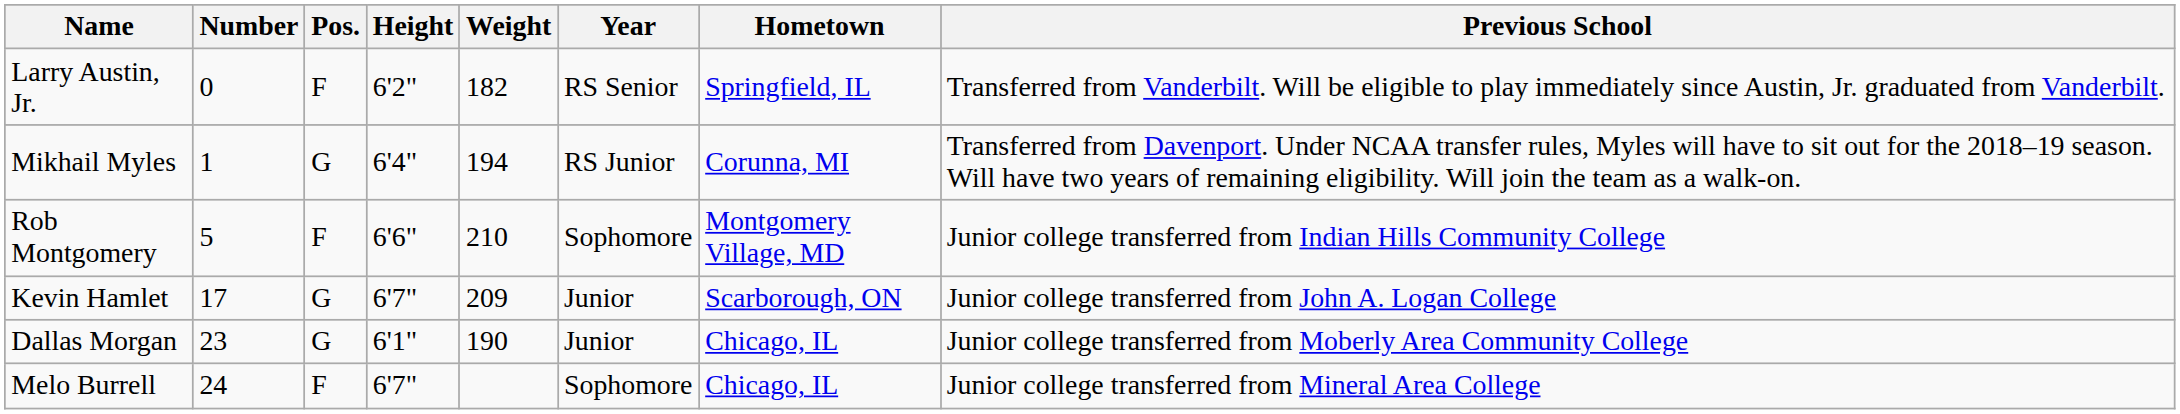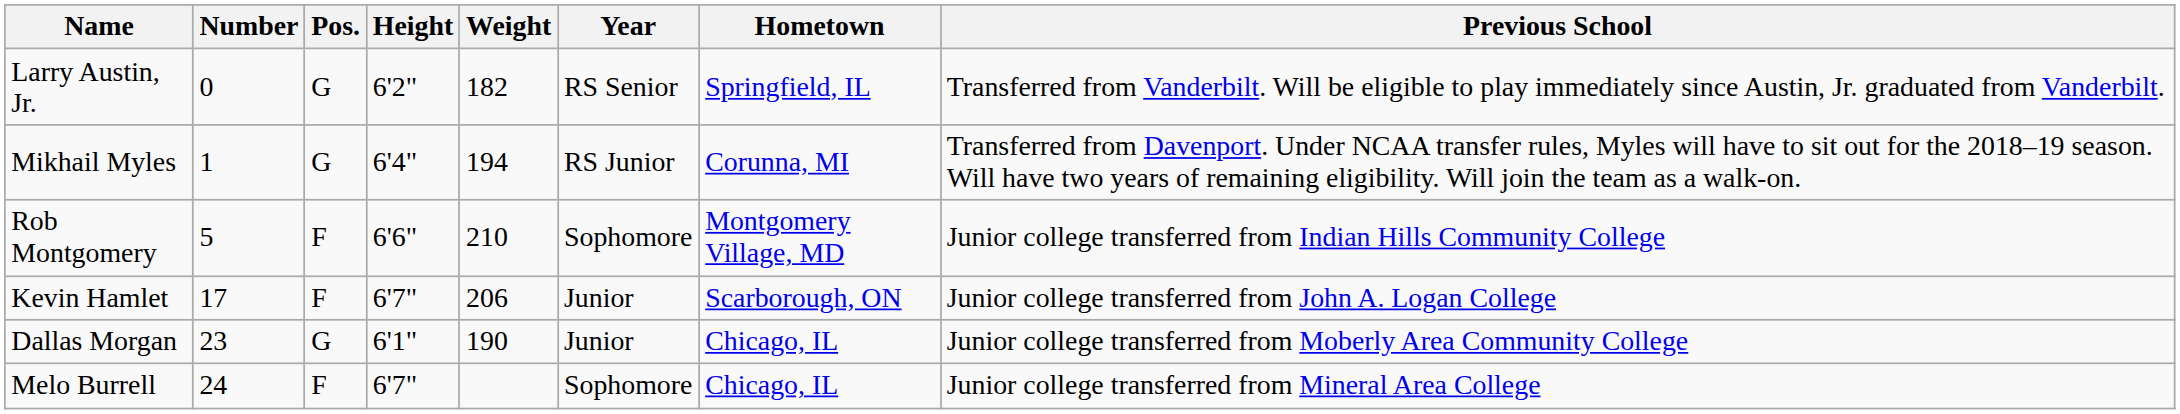(319, 86) F -> (321, 86) G
(321, 297) G -> (319, 297) F
(487, 297) 209 -> (487, 297) 206
